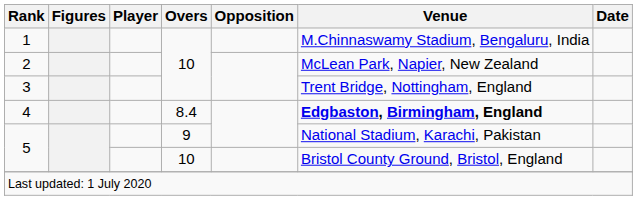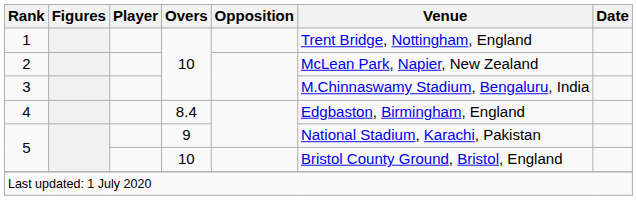(445, 40) M.Chinnaswamy Stadium, Bengaluru, India -> (416, 40) Trent Bridge, Nottingham, England
(416, 87) Trent Bridge, Nottingham, England -> (445, 87) M.Chinnaswamy Stadium, Bengaluru, India
(422, 111) bold -> (413, 111) normal
